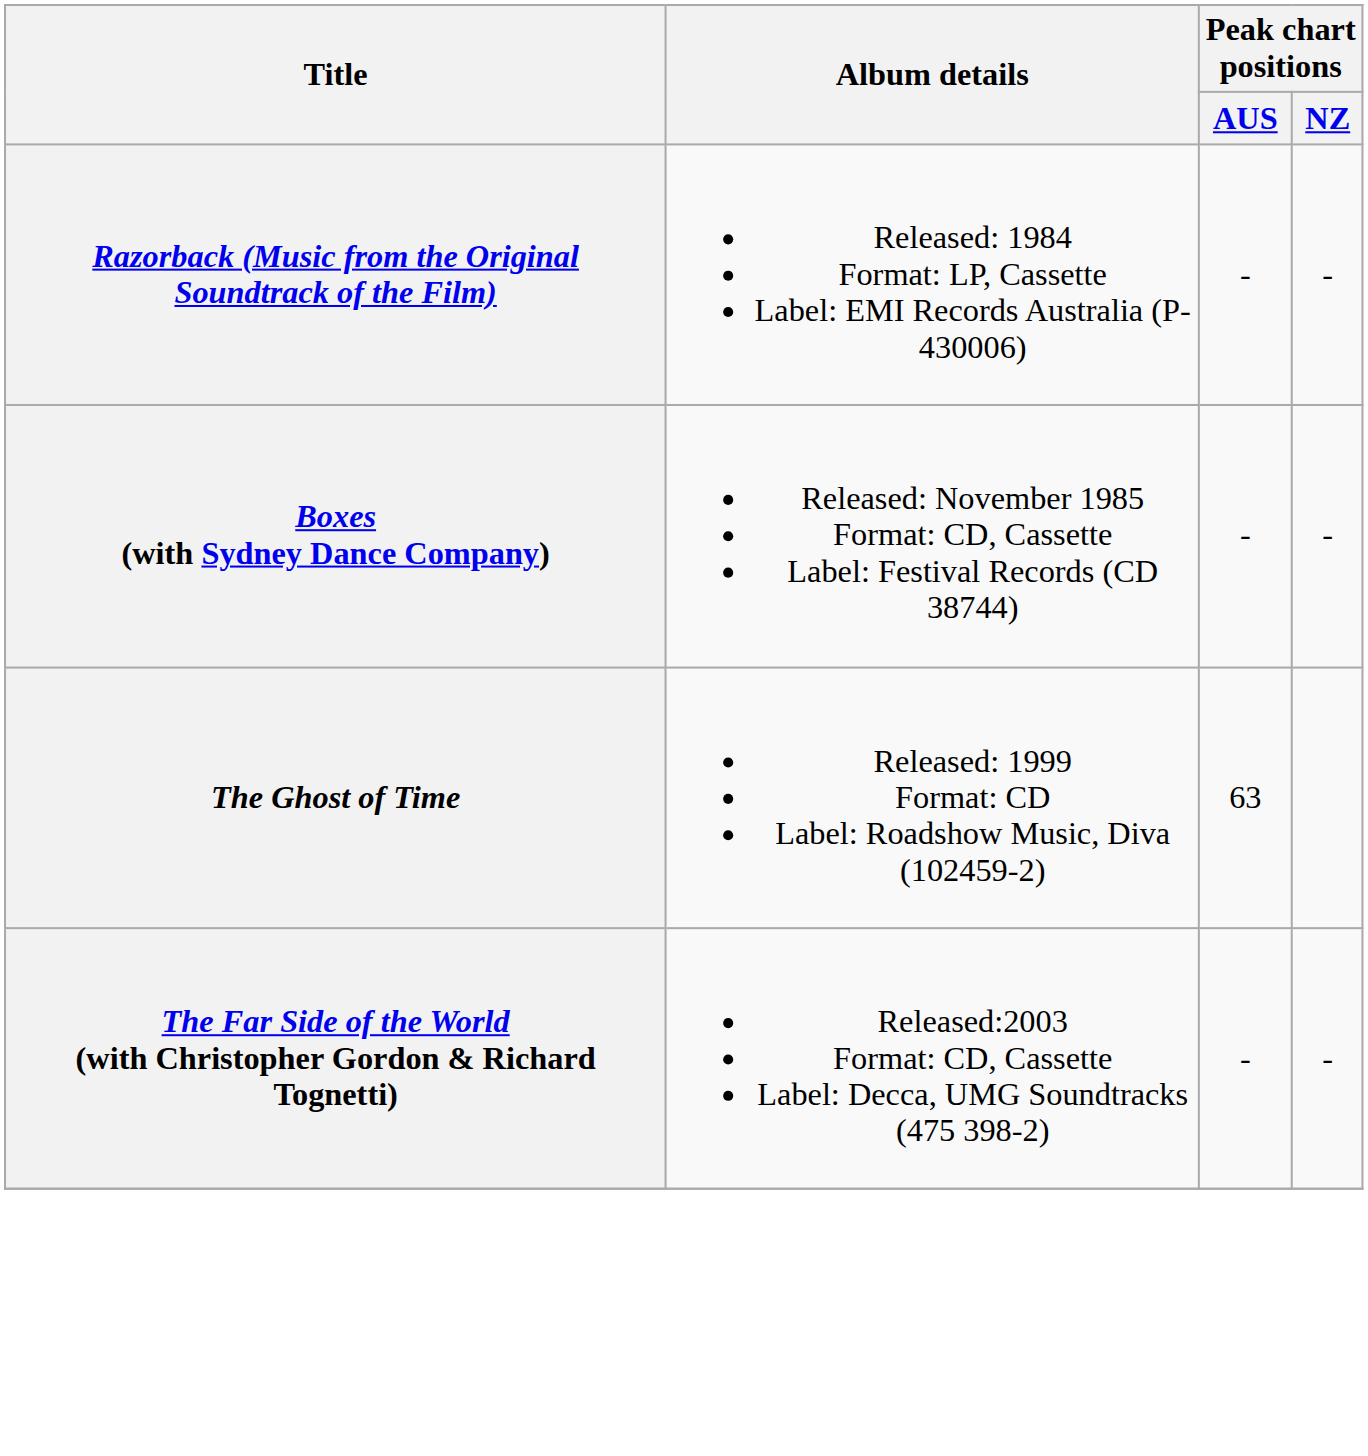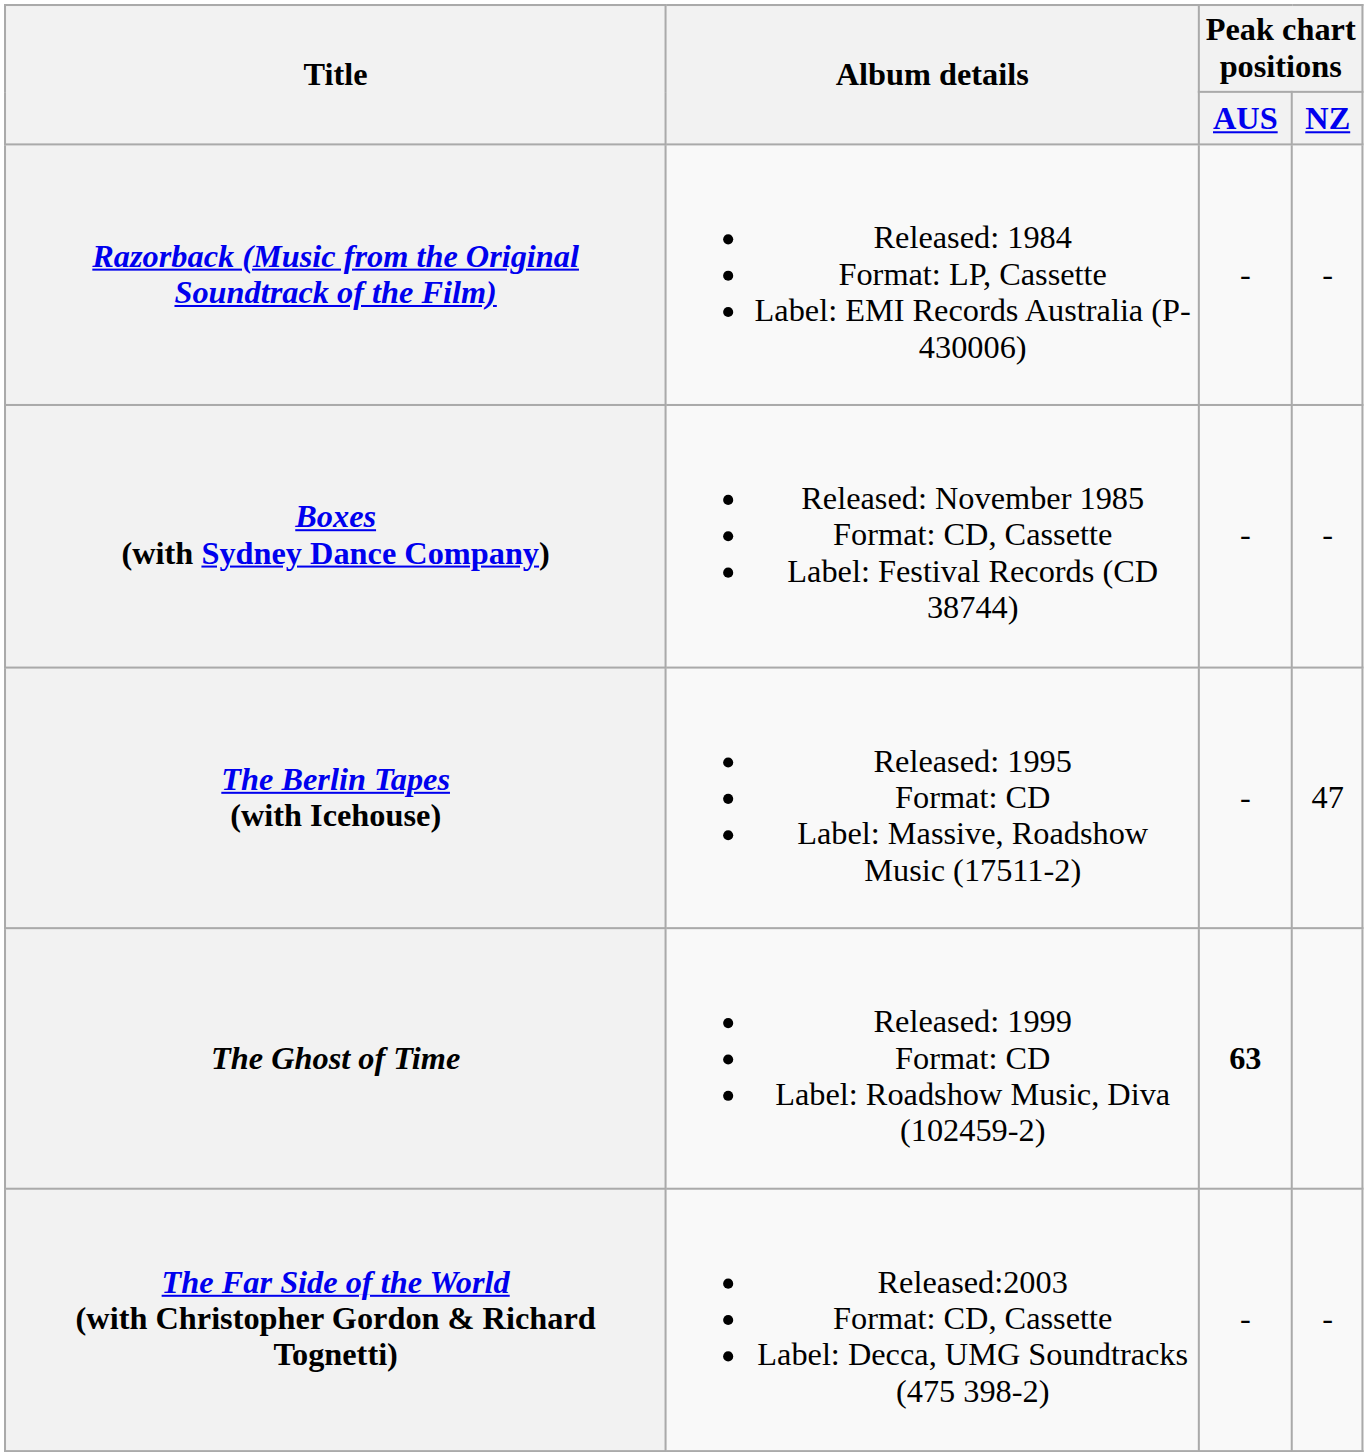+ row: (336, 796)
(1245, 796) normal -> (1245, 1058) bold
